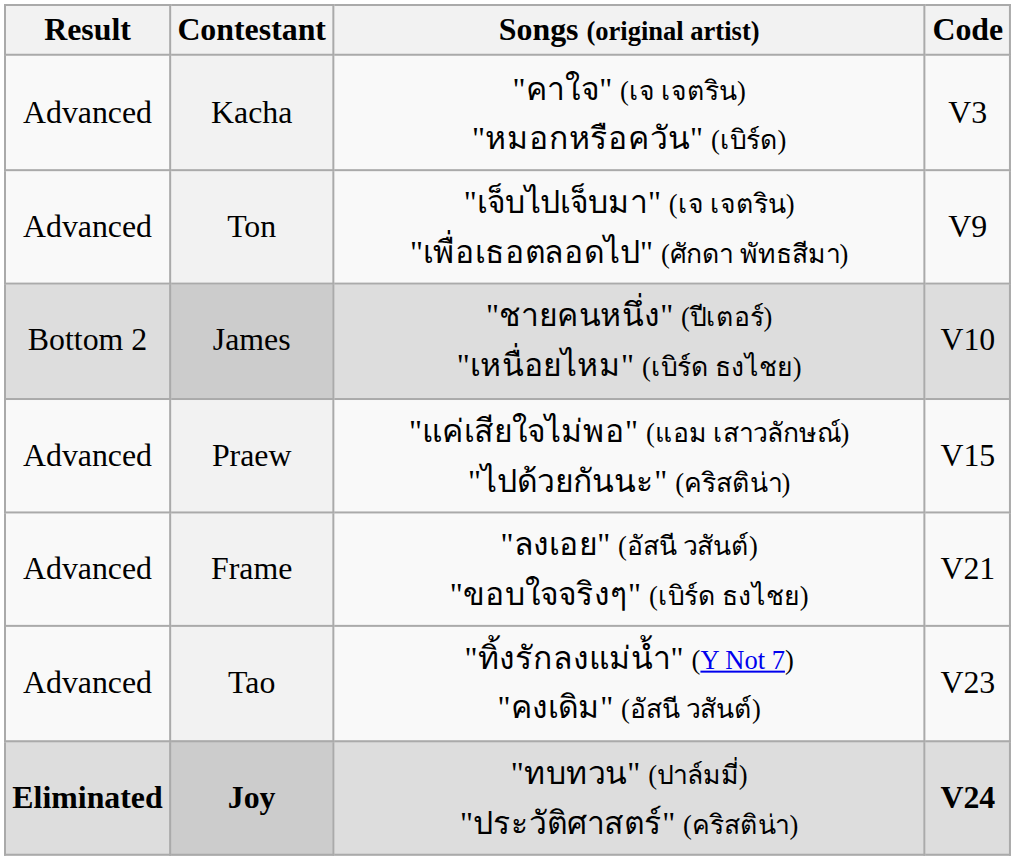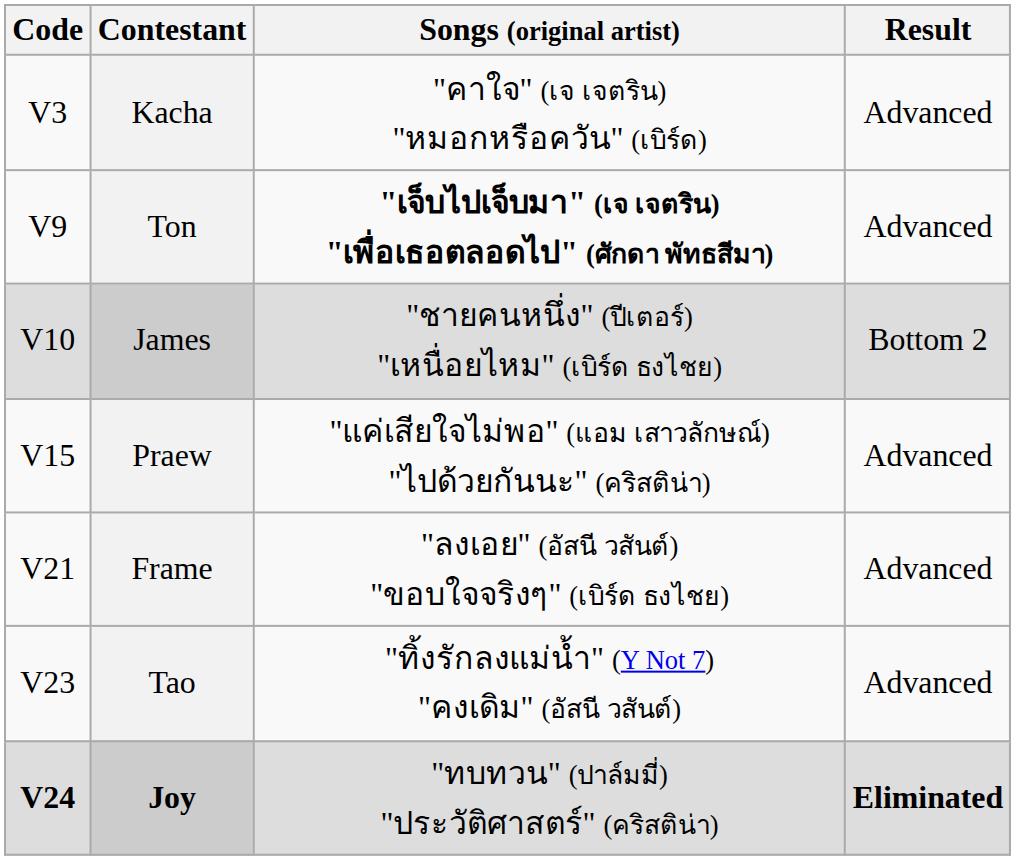columns swapped: (968, 29) <-> (88, 29)
(629, 227) normal -> (550, 227) bold
